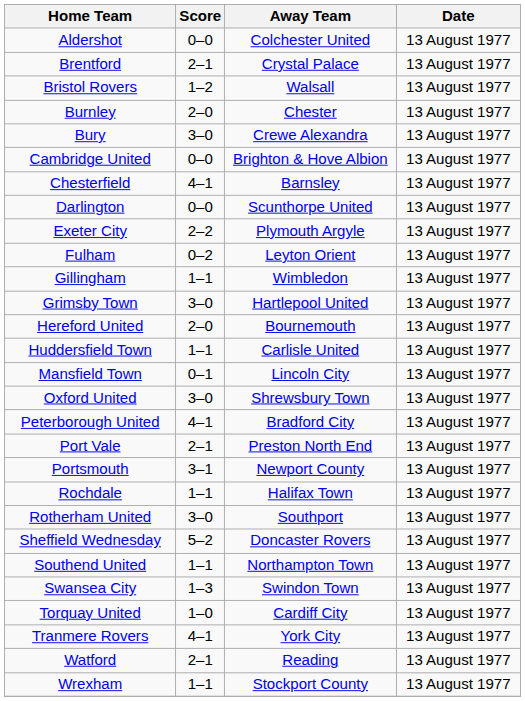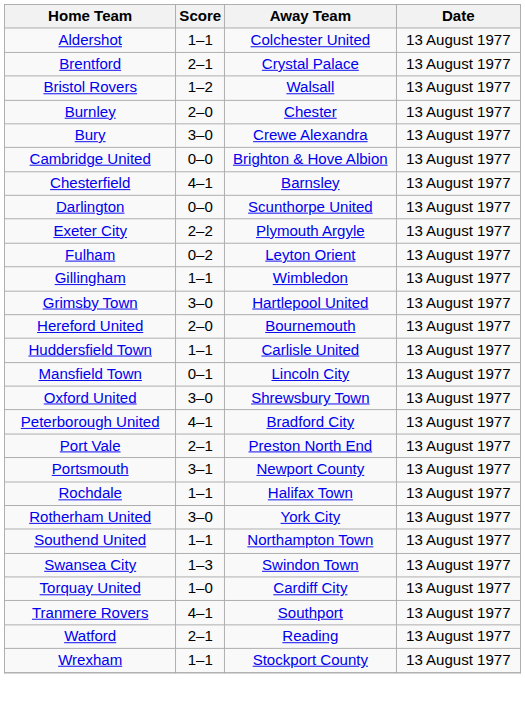(200, 40) 0–0 -> (200, 40) 1–1
(310, 517) Southport -> (310, 517) York City
- row: (90, 541)
(310, 636) York City -> (310, 612) Southport
